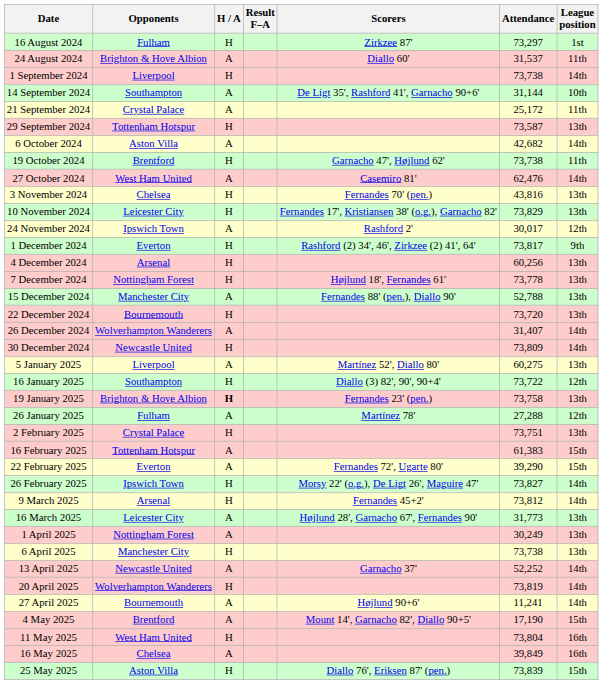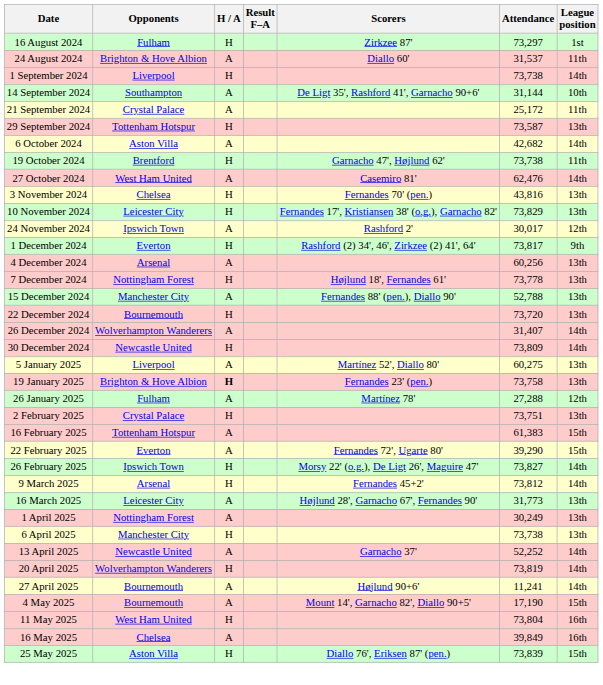(229, 263) H -> (229, 263) A
- row: (48, 382)
(154, 620) Brentford -> (154, 603) Bournemouth
